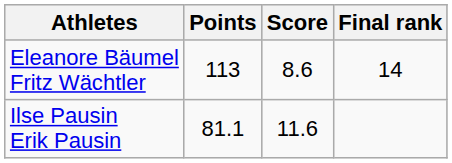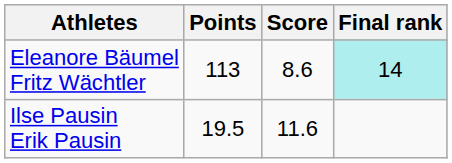(390, 70) no background -> (390, 70) paleturquoise background
(223, 129) 81.1 -> (223, 129) 19.5
